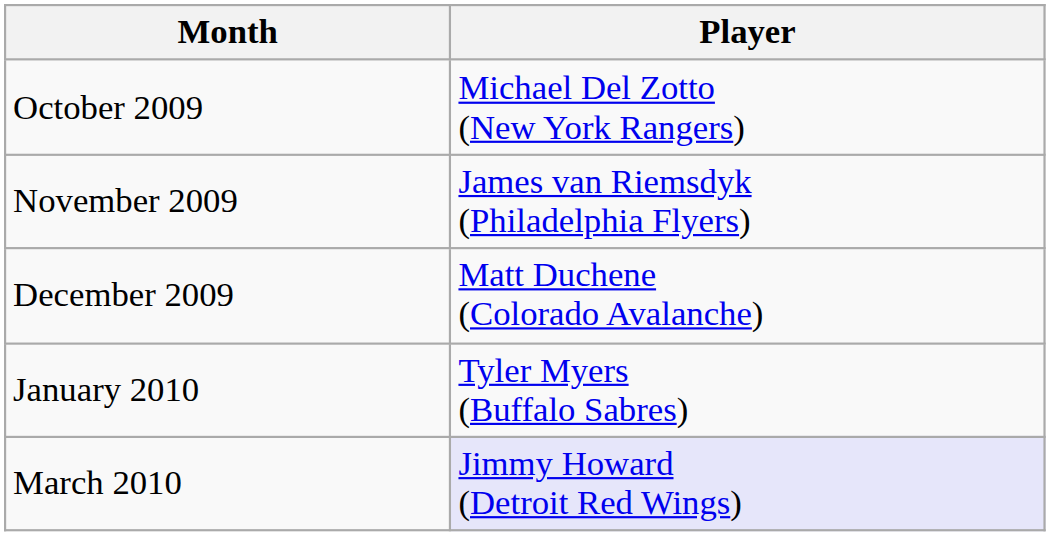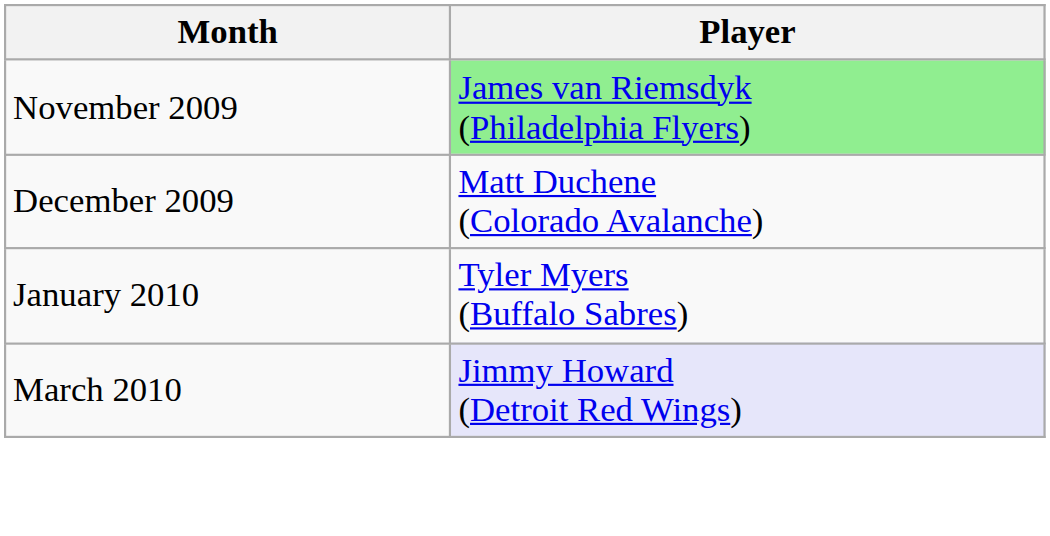- row: (108, 106)
(605, 200) no background -> (605, 106) lightgreen background
